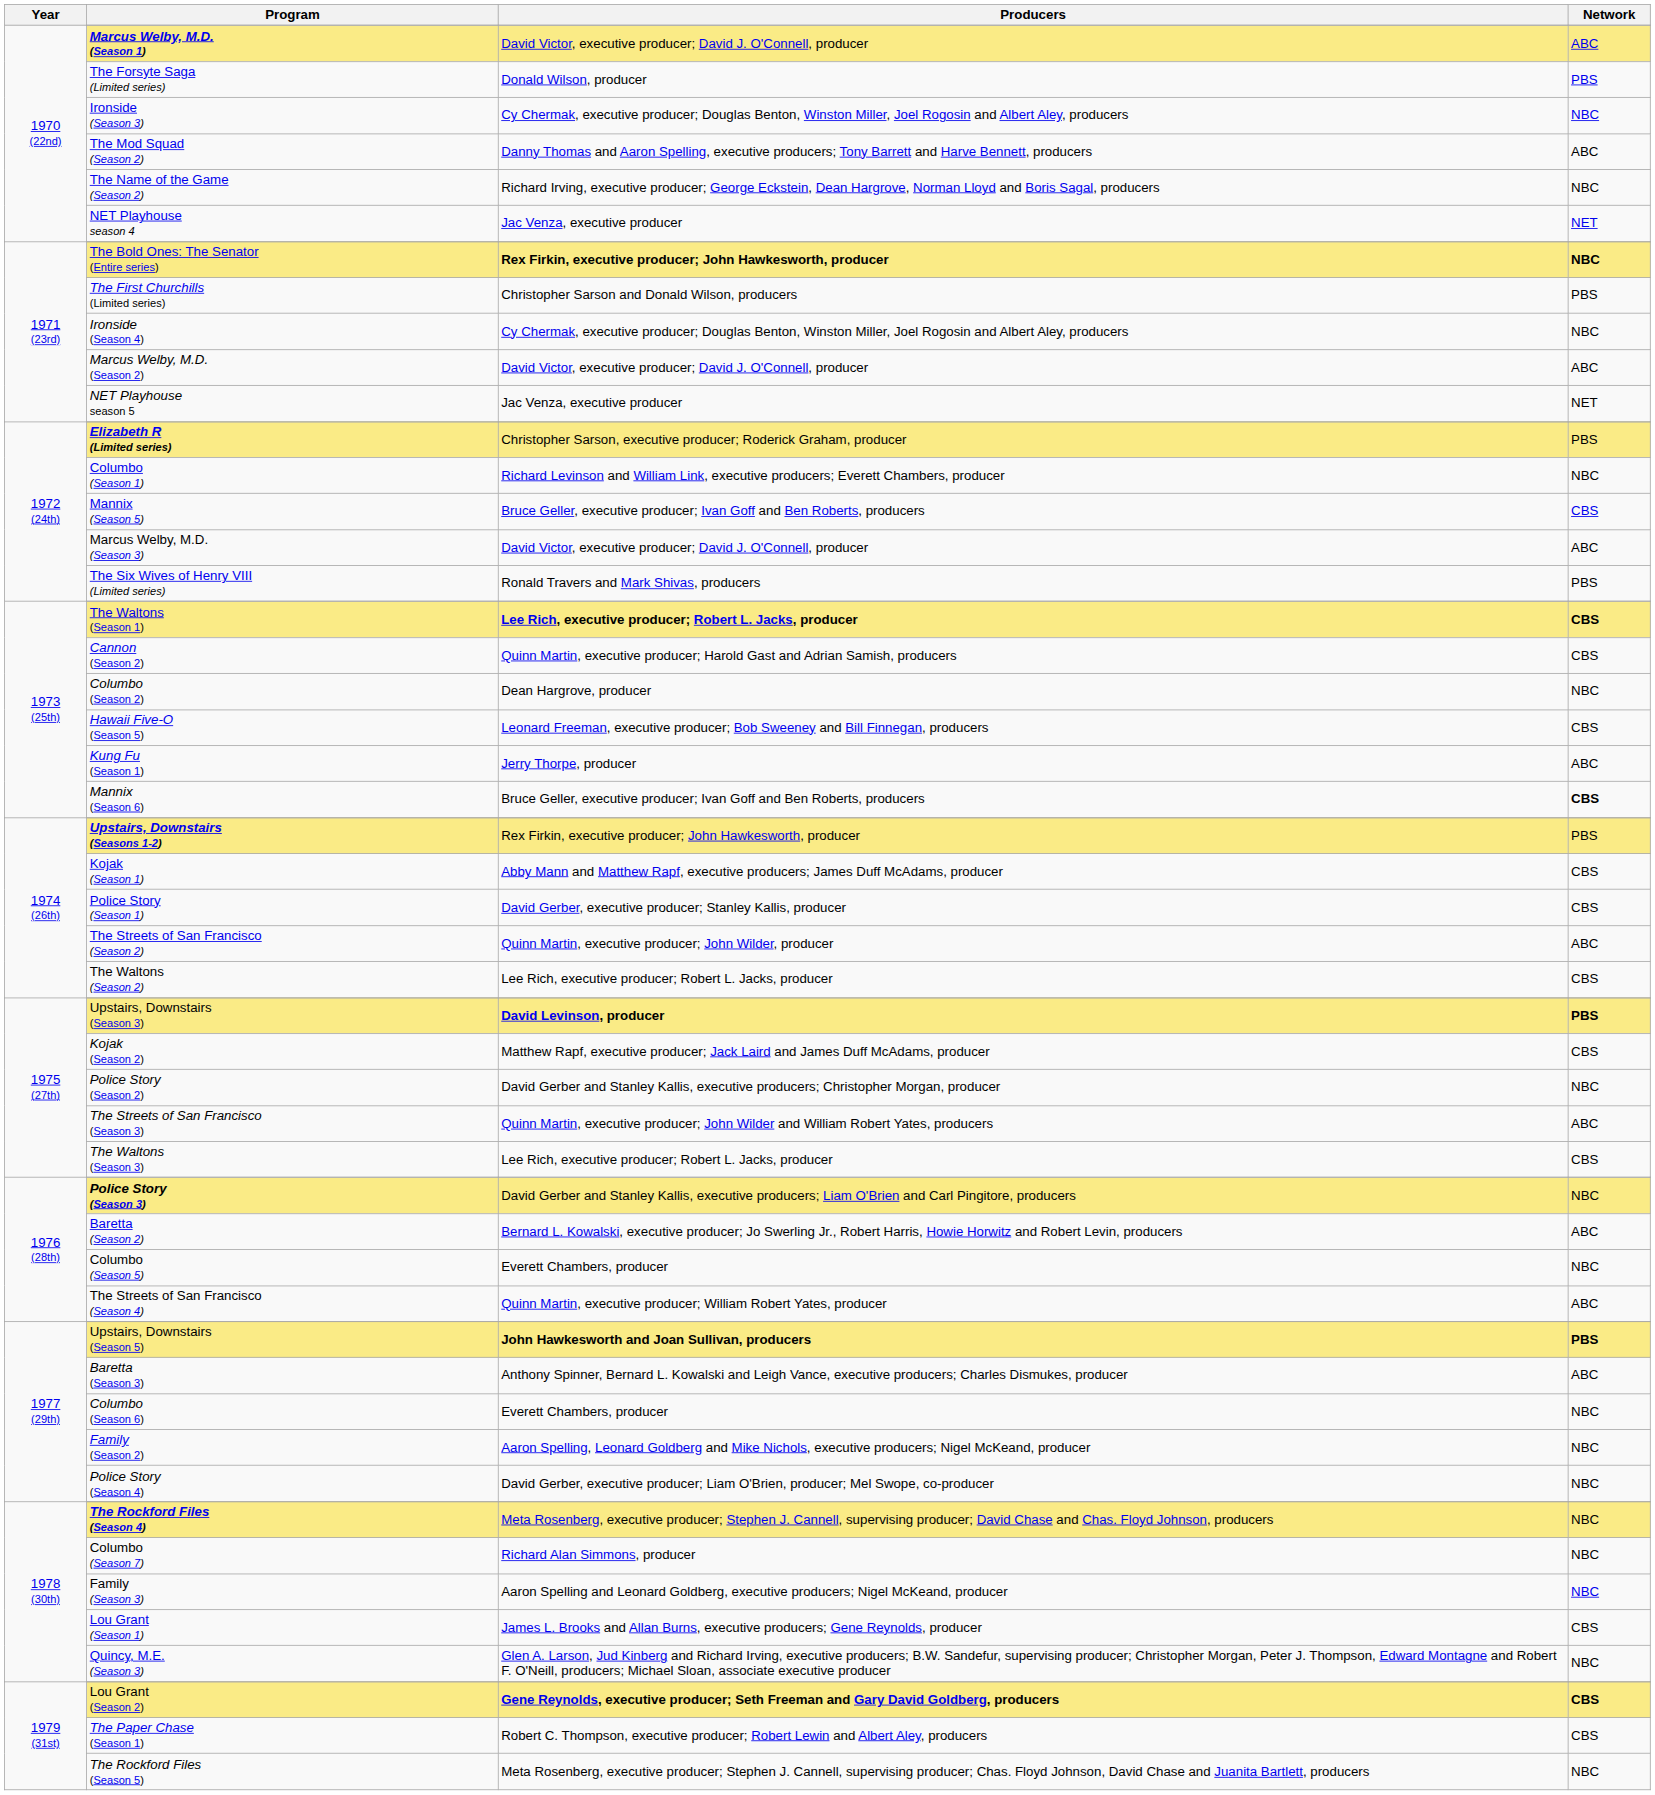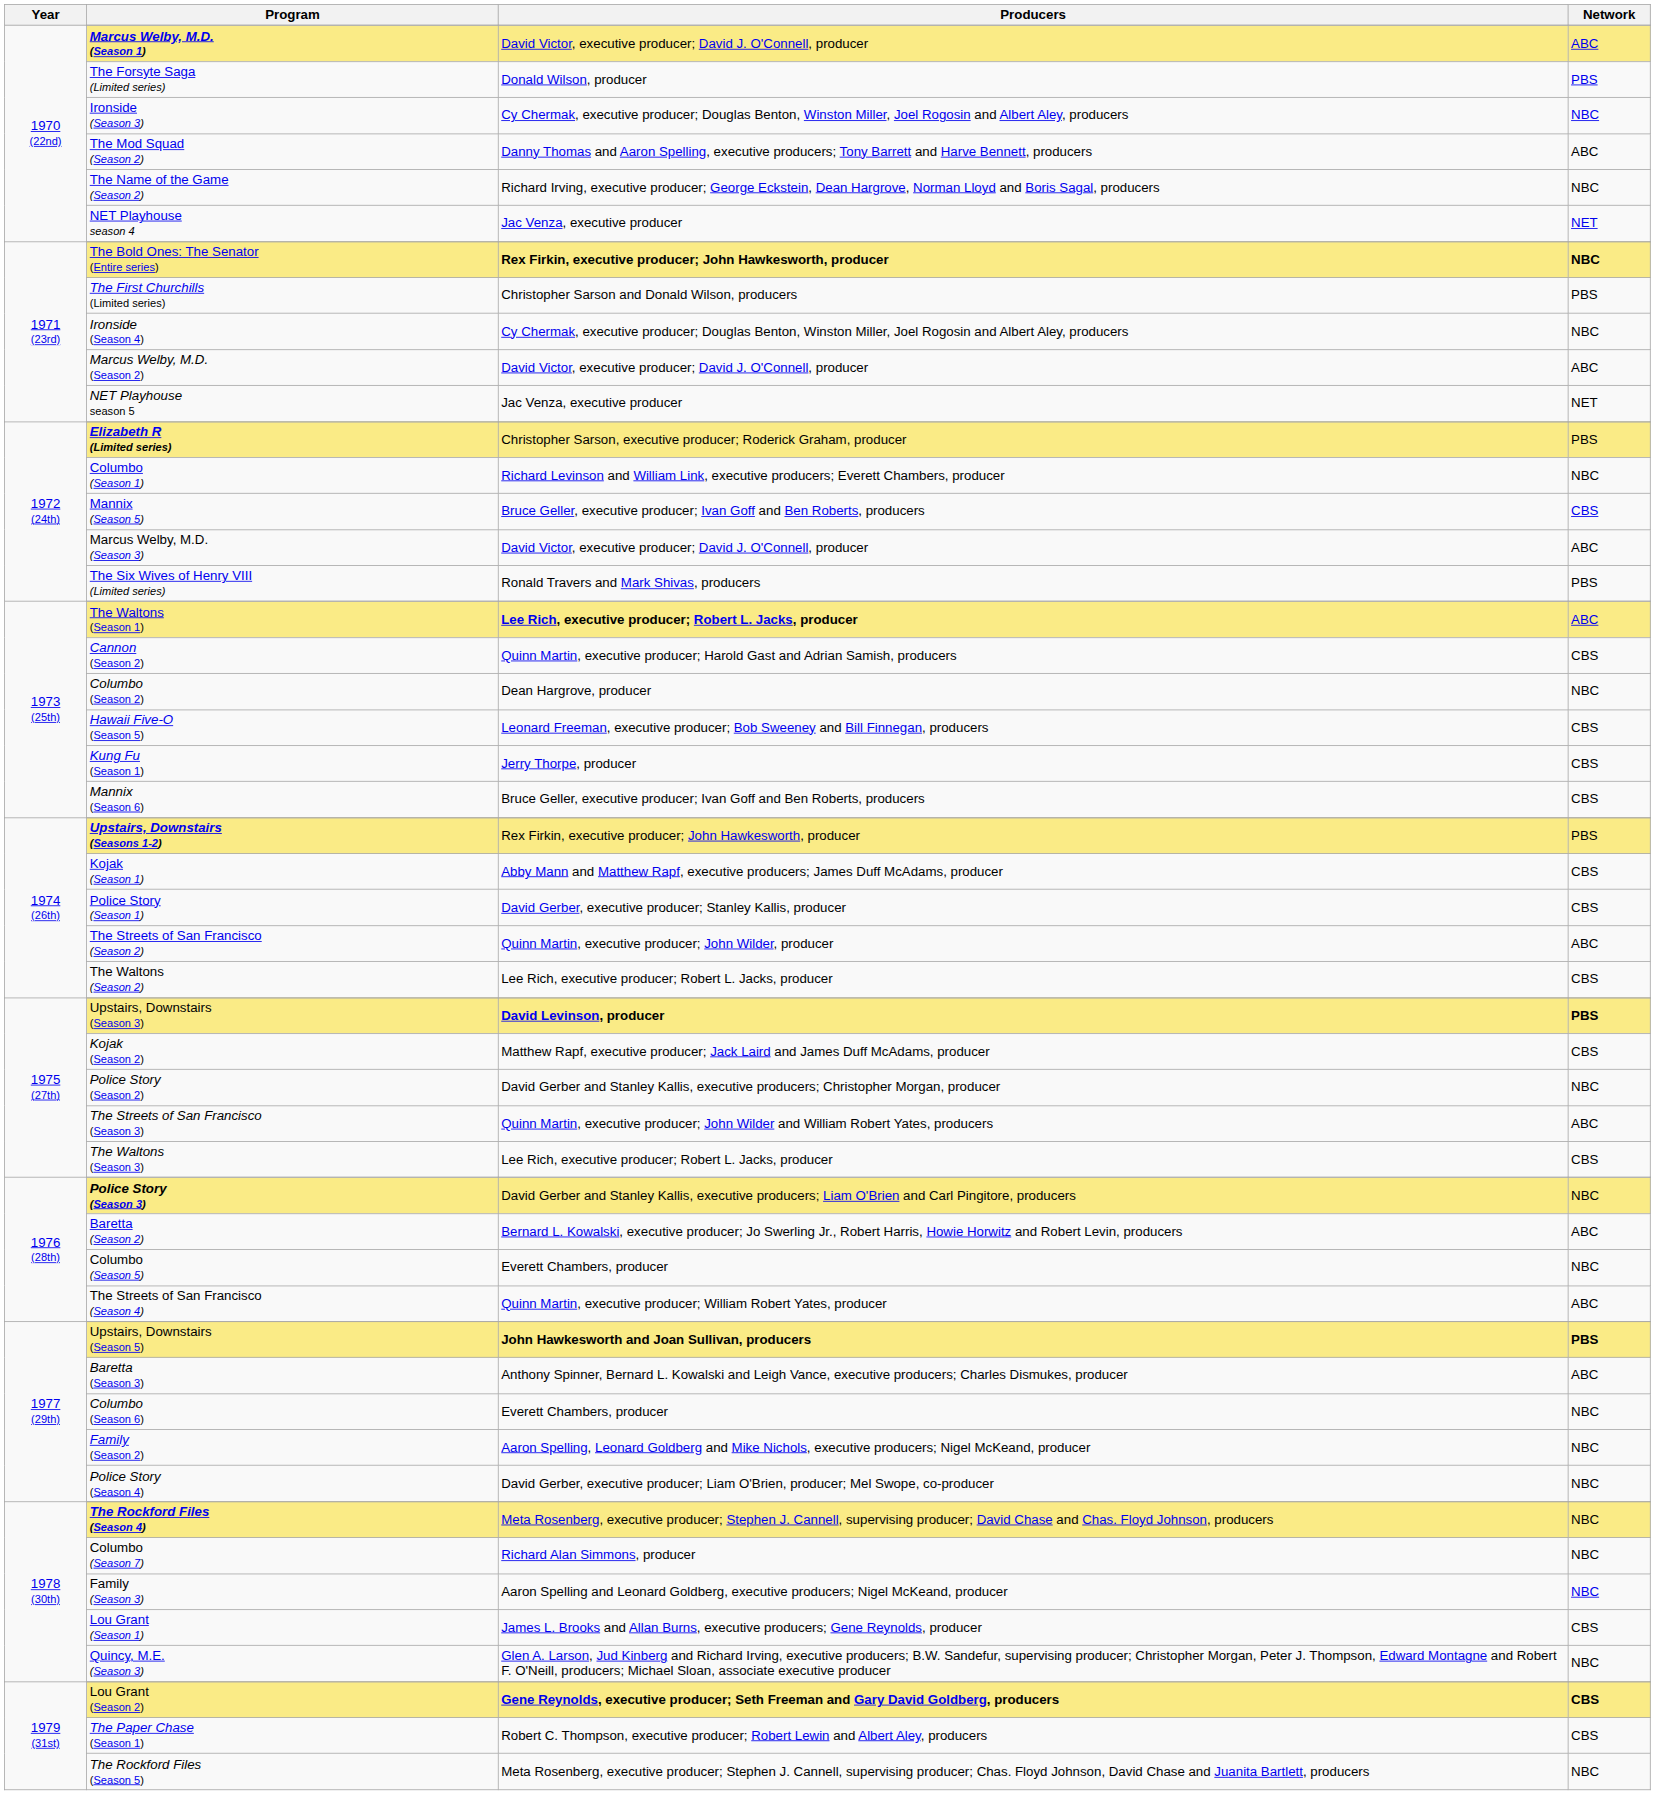(1585, 619) CBS -> (1585, 619) ABC
(1585, 763) ABC -> (1585, 763) CBS
(1585, 799) bold -> (1585, 799) normal
